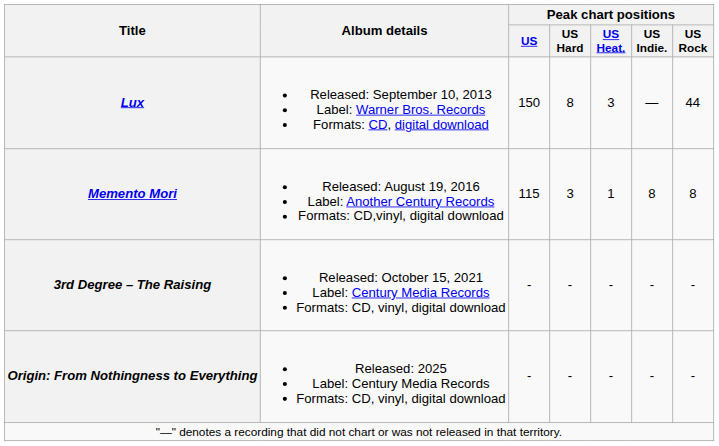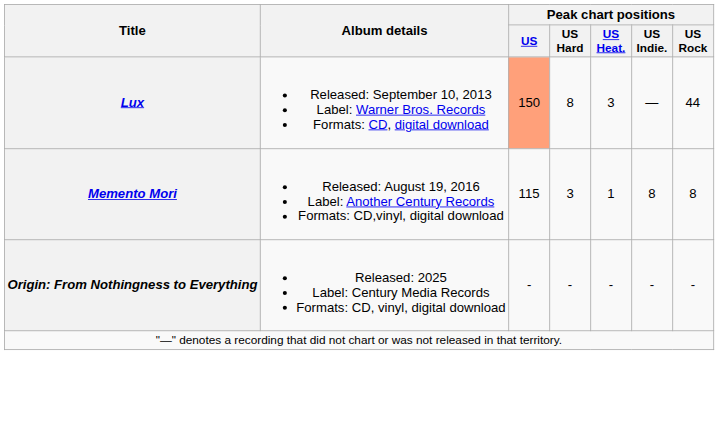(529, 102) no background -> (529, 102) lightsalmon background
- row: (132, 285)
